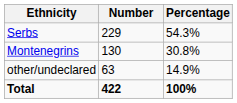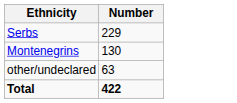- column: (198, 13)
